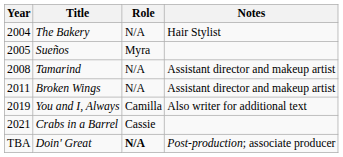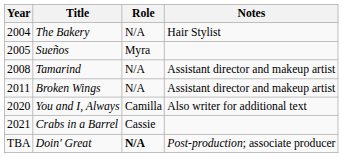(19, 106) 2019 -> (19, 106) 2020
